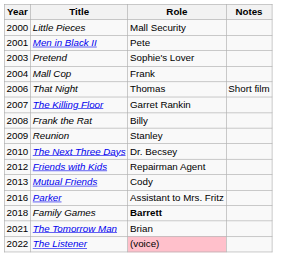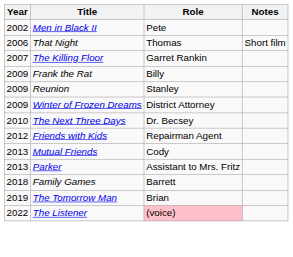- row: (59, 27)
(17, 43) 2001 -> (17, 27) 2002
- row: (50, 58)
- row: (52, 74)
(17, 120) 2008 -> (17, 74) 2009
+ row: (87, 105)
(17, 197) 2016 -> (17, 167) 2013
(146, 213) bold -> (161, 182) normal
(17, 228) 2021 -> (17, 197) 2019
